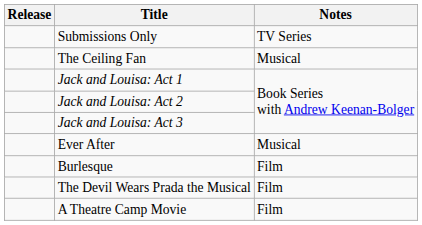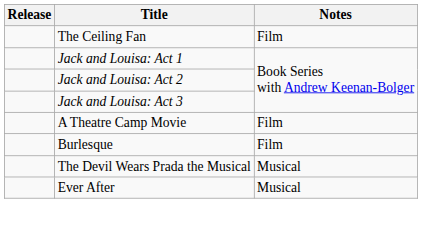- row: (107, 36)
(279, 58) Musical -> (270, 36) Film
rows swapped: (122, 209) <-> (86, 144)
(270, 187) Film -> (279, 166) Musical
